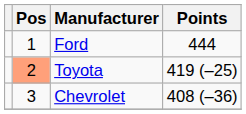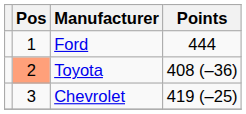(202, 70) 419 (–25) -> (202, 70) 408 (–36)
(202, 97) 408 (–36) -> (202, 97) 419 (–25)
